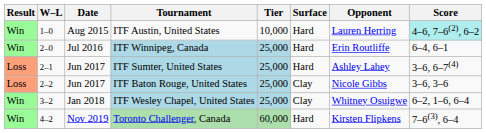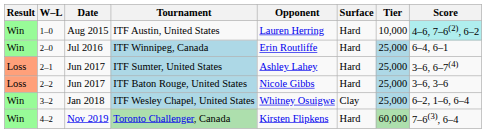columns swapped: (274, 12) <-> (369, 12)
(303, 84) Clay -> (350, 84) Hard
